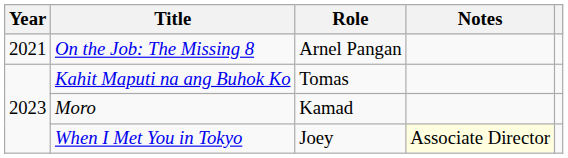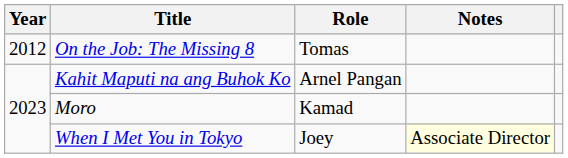(28, 49) 2021 -> (28, 49) 2012
(350, 49) Arnel Pangan -> (324, 49) Tomas
(324, 78) Tomas -> (350, 78) Arnel Pangan
